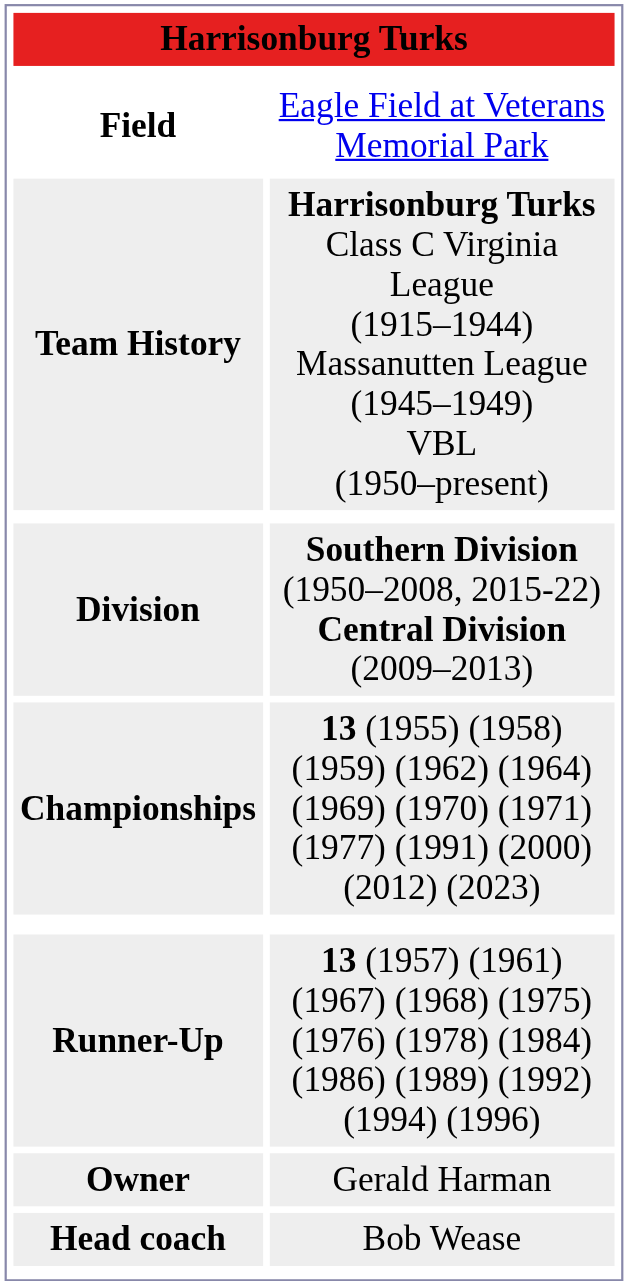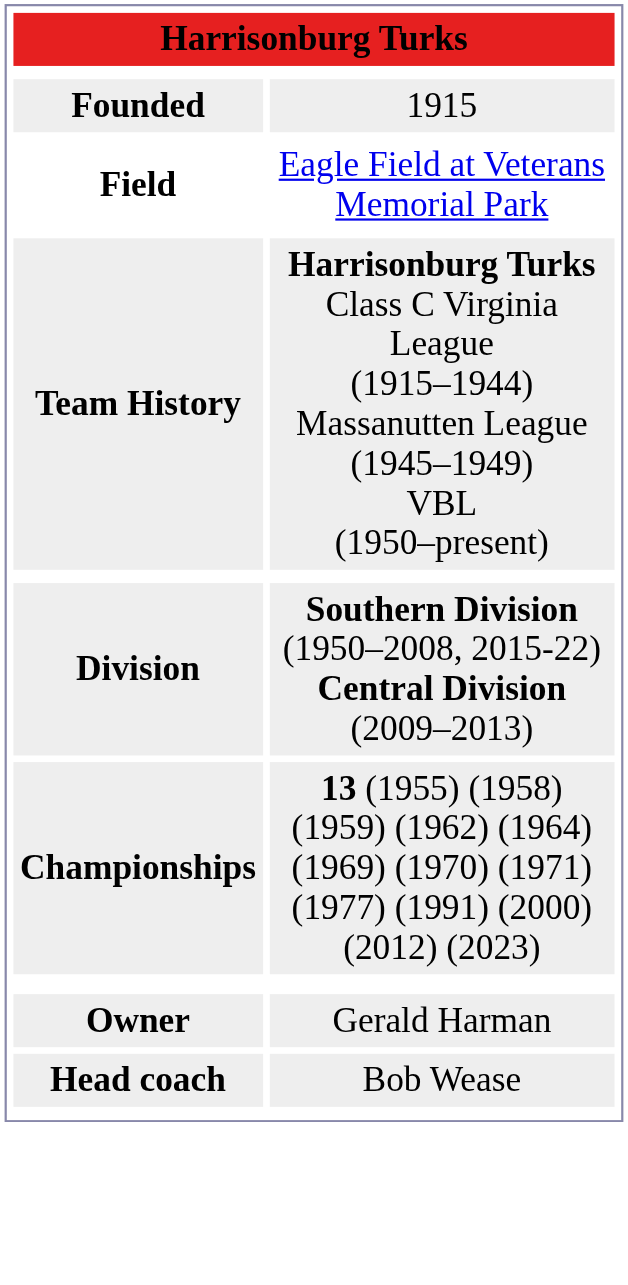+ row: (138, 105)
- row: (138, 1039)
